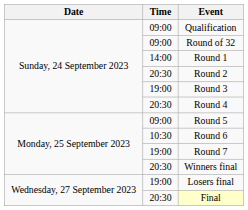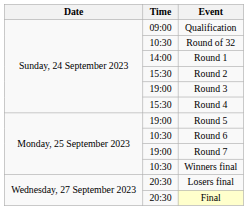(160, 43) 09:00 -> (160, 43) 10:30
(160, 74) 20:30 -> (160, 74) 15:30
(160, 105) 20:30 -> (160, 105) 15:30
(160, 120) 09:00 -> (160, 120) 19:00
(160, 167) 20:30 -> (160, 167) 10:30
(160, 182) 19:00 -> (160, 182) 20:30
